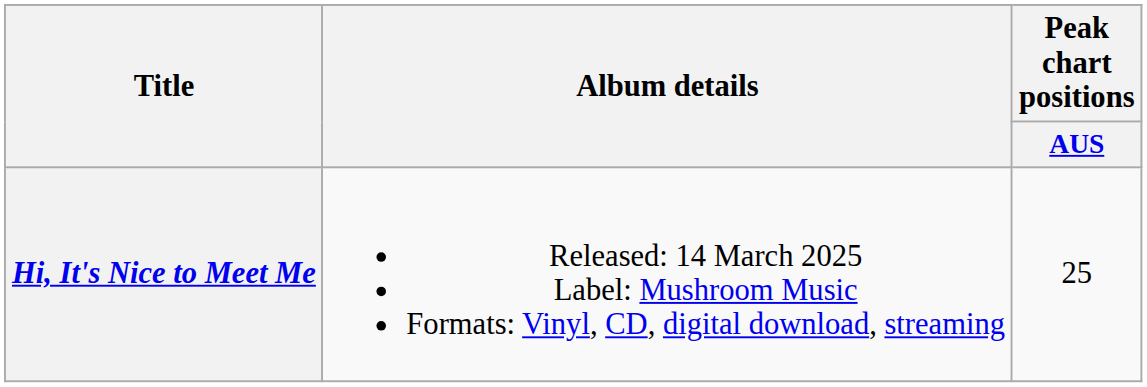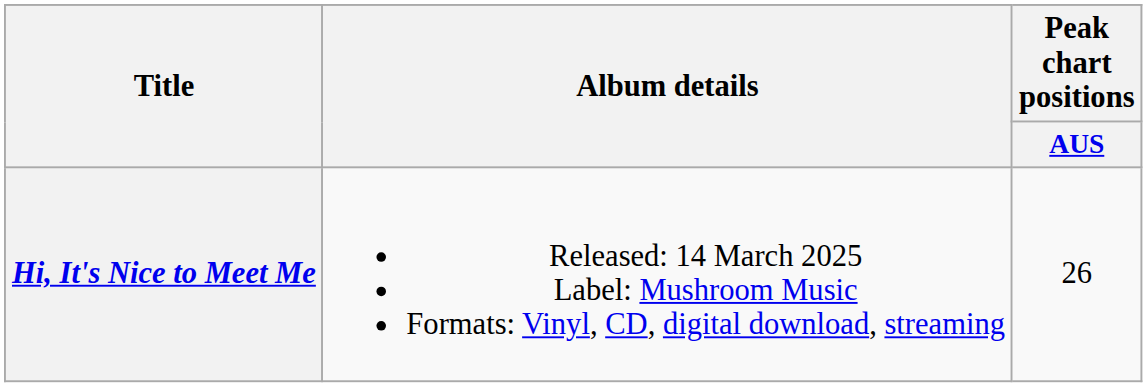(1077, 273) 25 -> (1077, 273) 26
